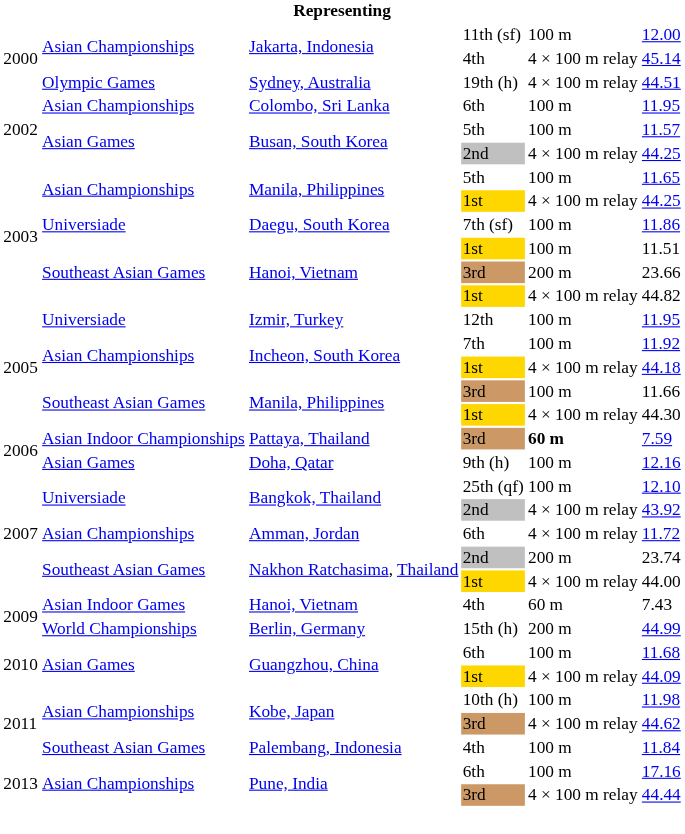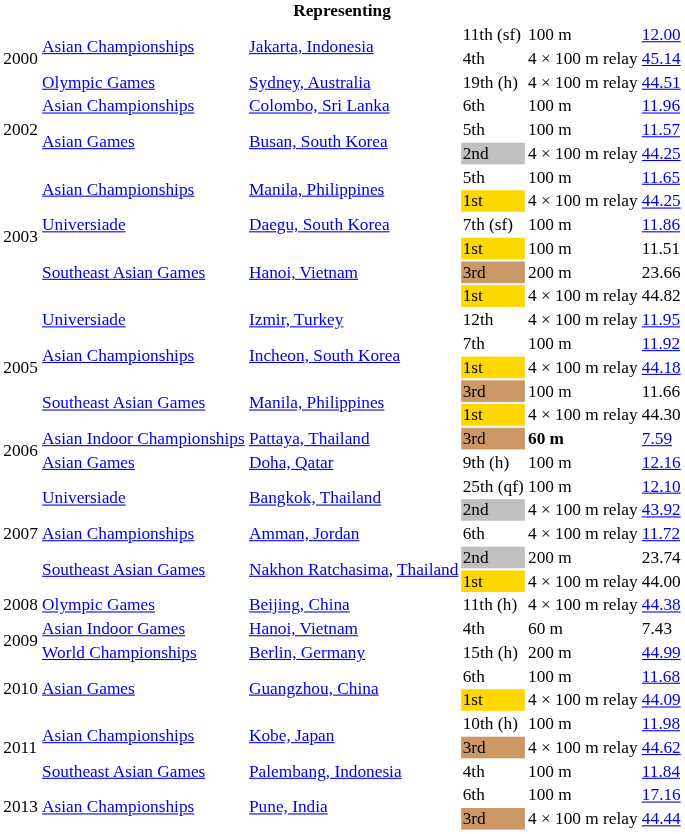(661, 105) 11.95 -> (661, 105) 11.96
(550, 319) 100 m -> (583, 319) 4 × 100 m relay
+ row: (299, 604)
